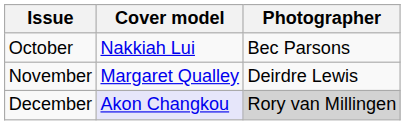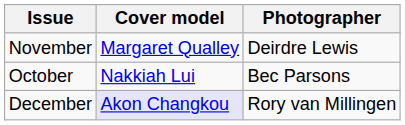rows swapped: (41, 47) <-> (50, 76)
(322, 104) lightgrey background -> (322, 104) no background
